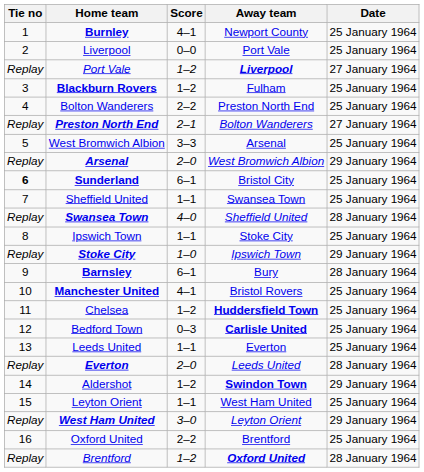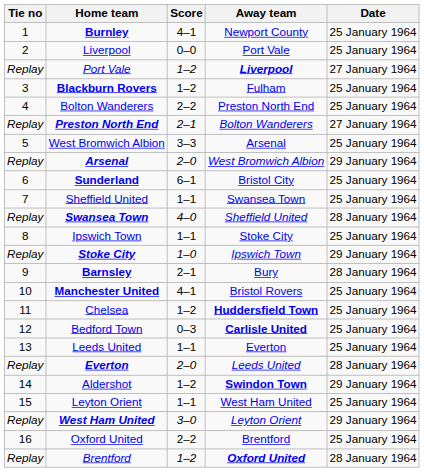(25, 180) bold -> (25, 180) normal
(186, 273) 6–1 -> (186, 273) 2–1
